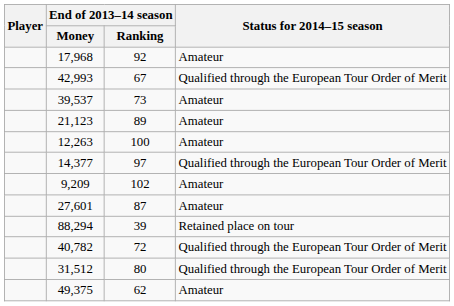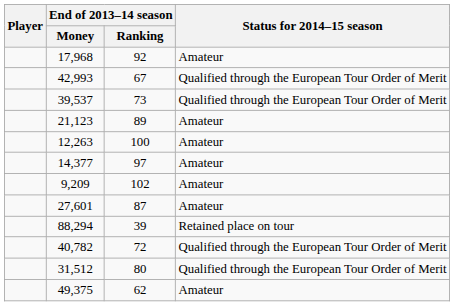(201, 100) Amateur -> (313, 100) Qualified through the European Tour Order of Merit
(313, 163) Qualified through the European Tour Order of Merit -> (201, 163) Amateur
